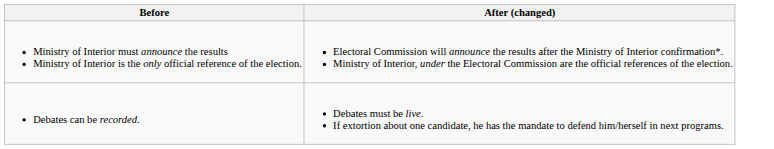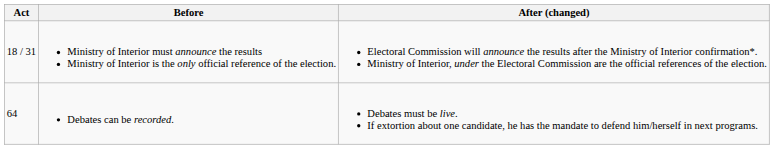+ column: (21, 12)
